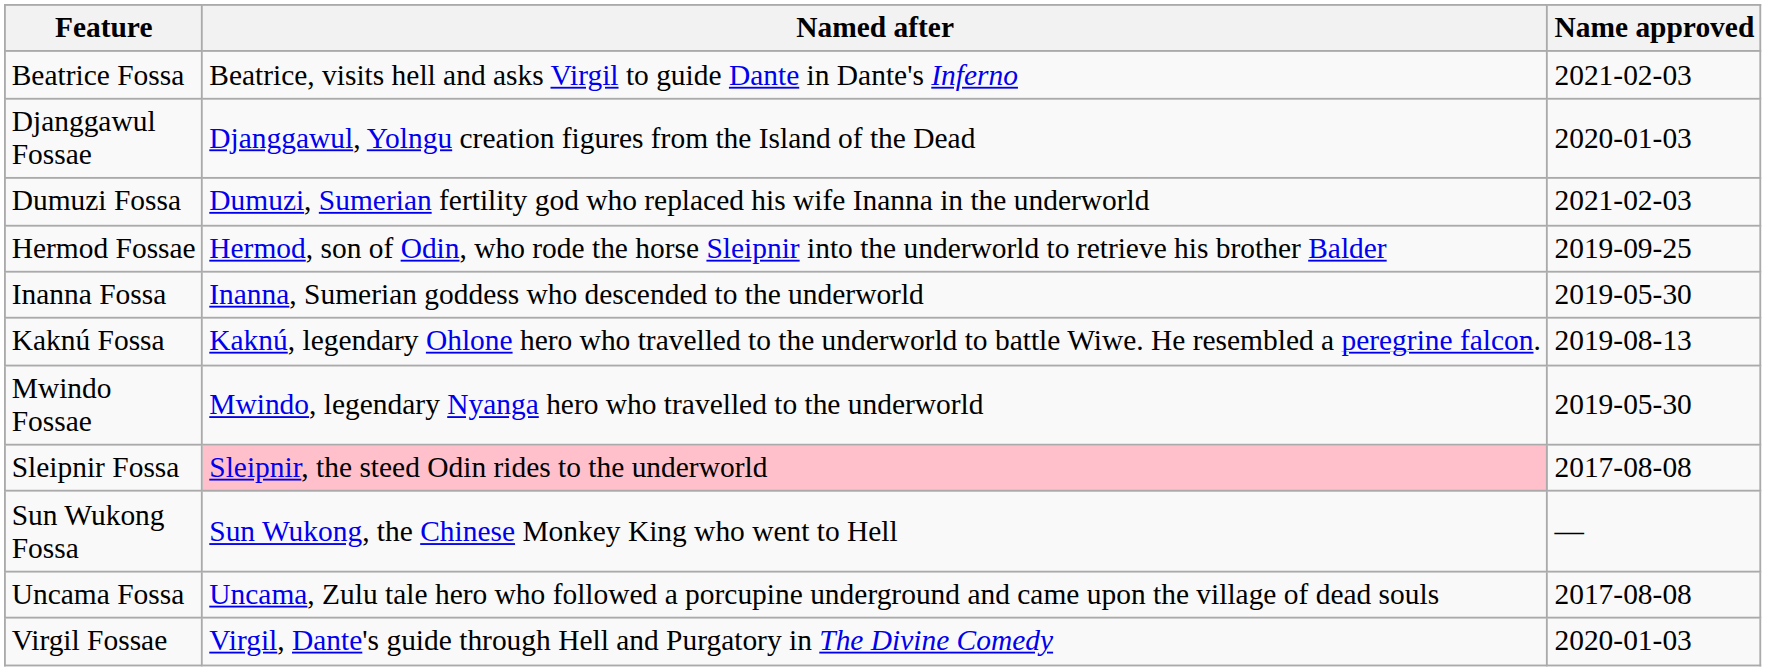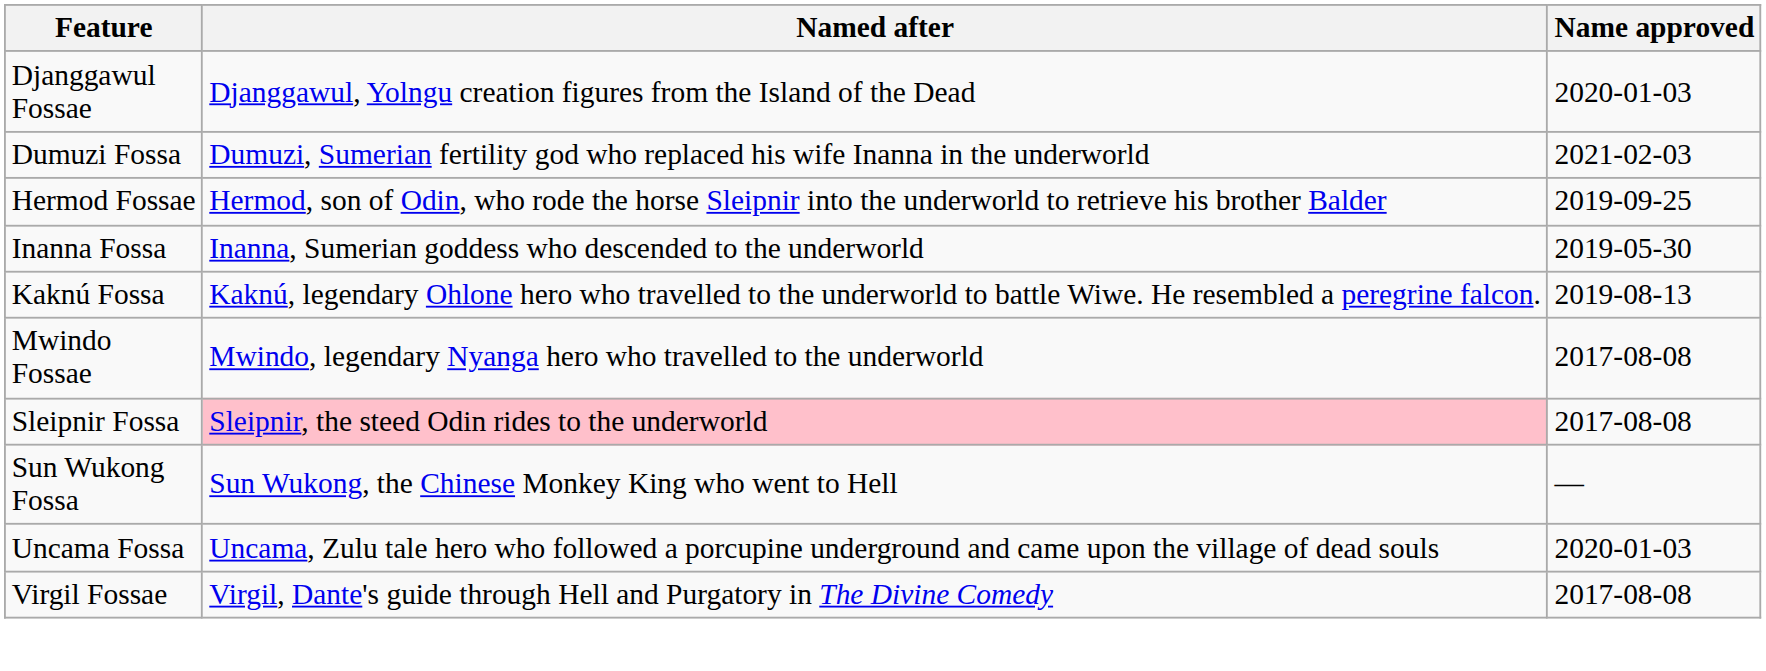- row: (98, 74)
(1623, 404) 2019-05-30 -> (1623, 357) 2017-08-08
(1623, 594) 2017-08-08 -> (1623, 547) 2020-01-03
(1623, 640) 2020-01-03 -> (1623, 594) 2017-08-08
